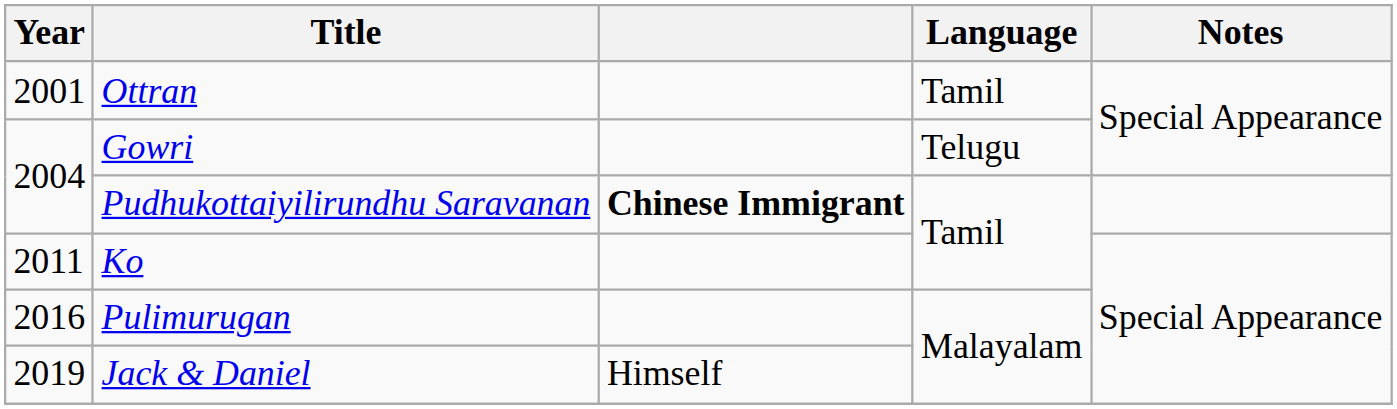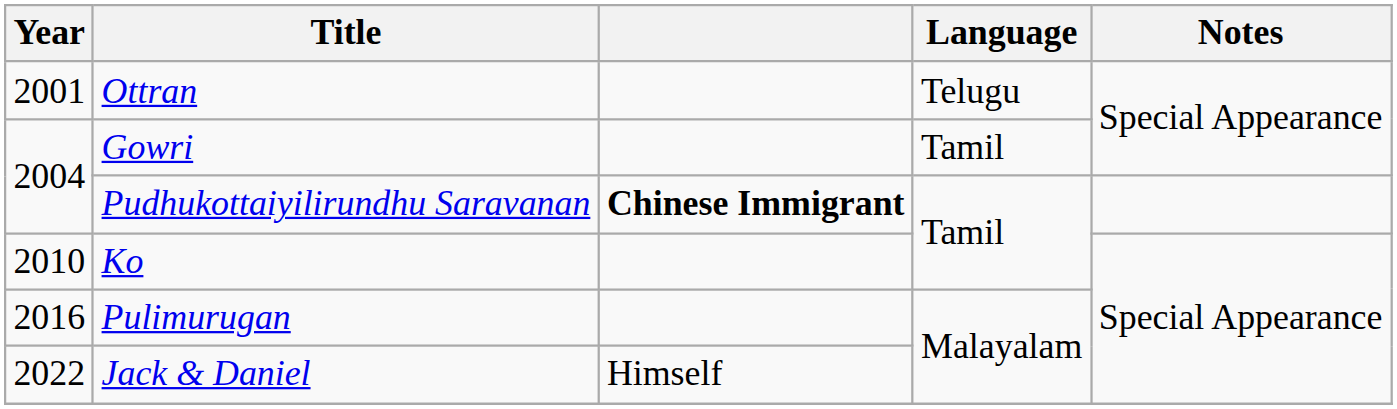(963, 89) Tamil -> (971, 89) Telugu
(971, 146) Telugu -> (963, 146) Tamil
(49, 260) 2011 -> (49, 260) 2010
(49, 373) 2019 -> (49, 373) 2022
